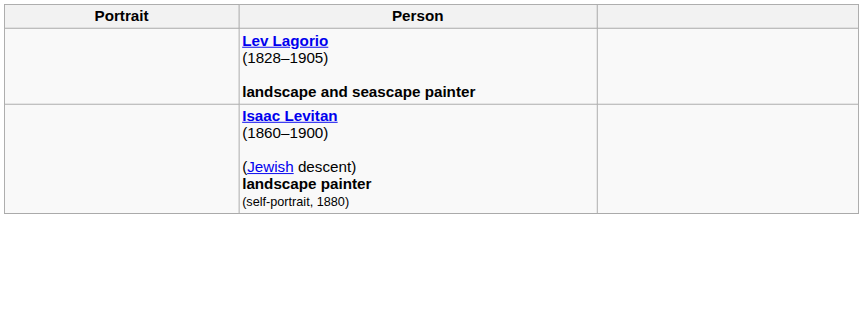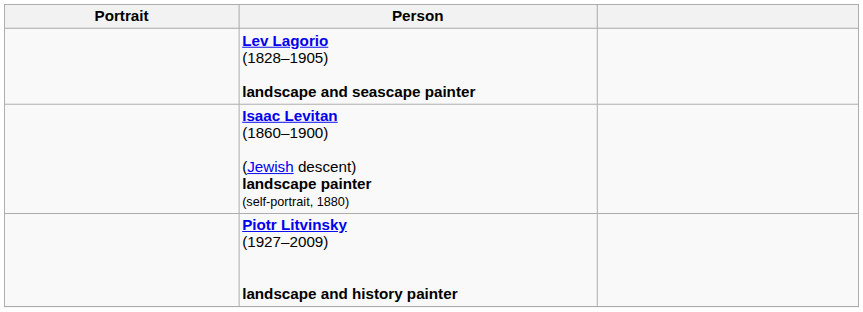+ row: (350, 259)
